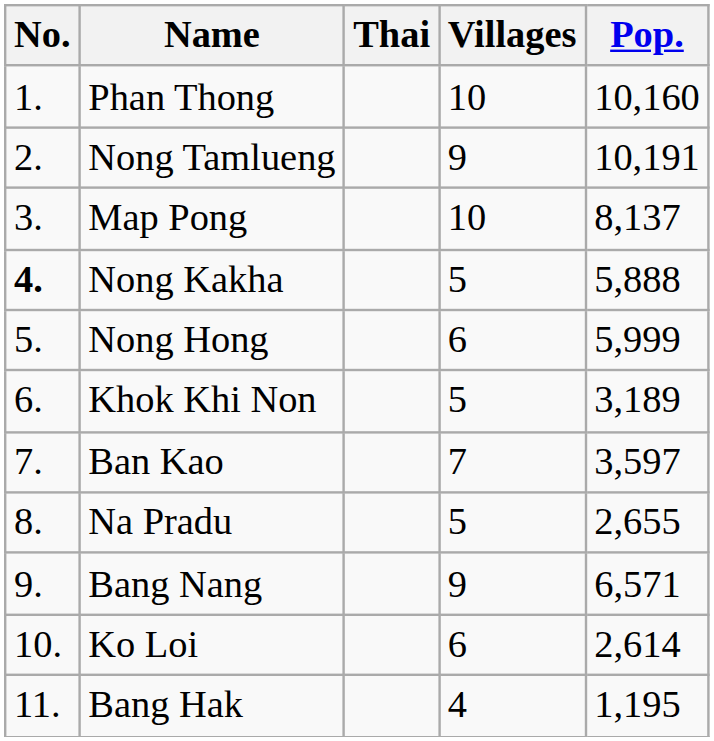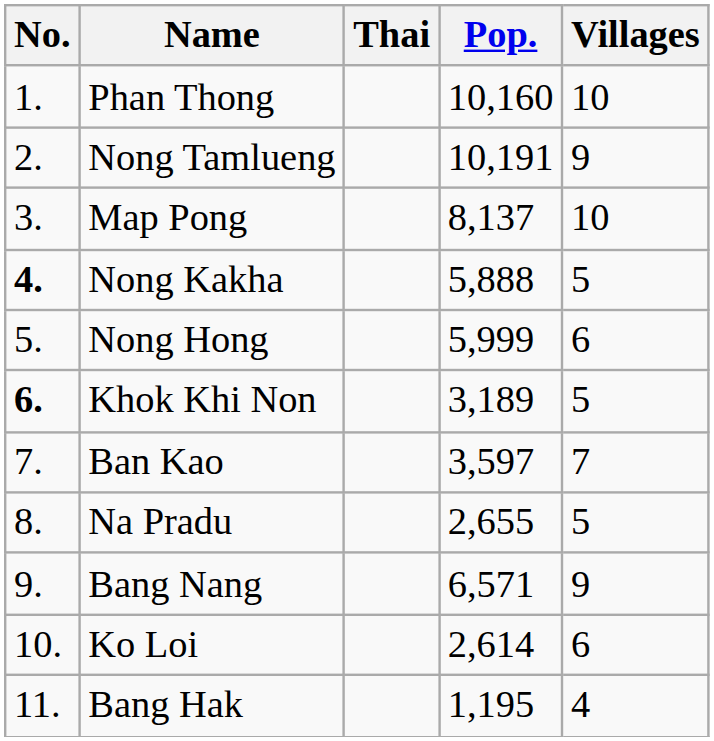columns swapped: (512, 34) <-> (647, 34)
(28, 400) normal -> (28, 400) bold
